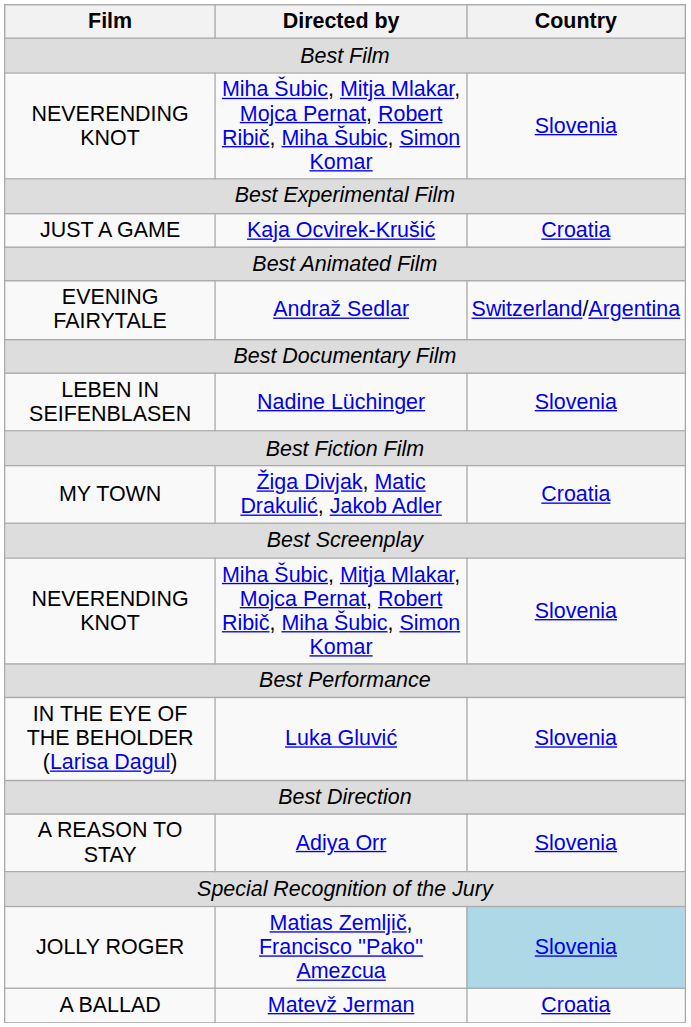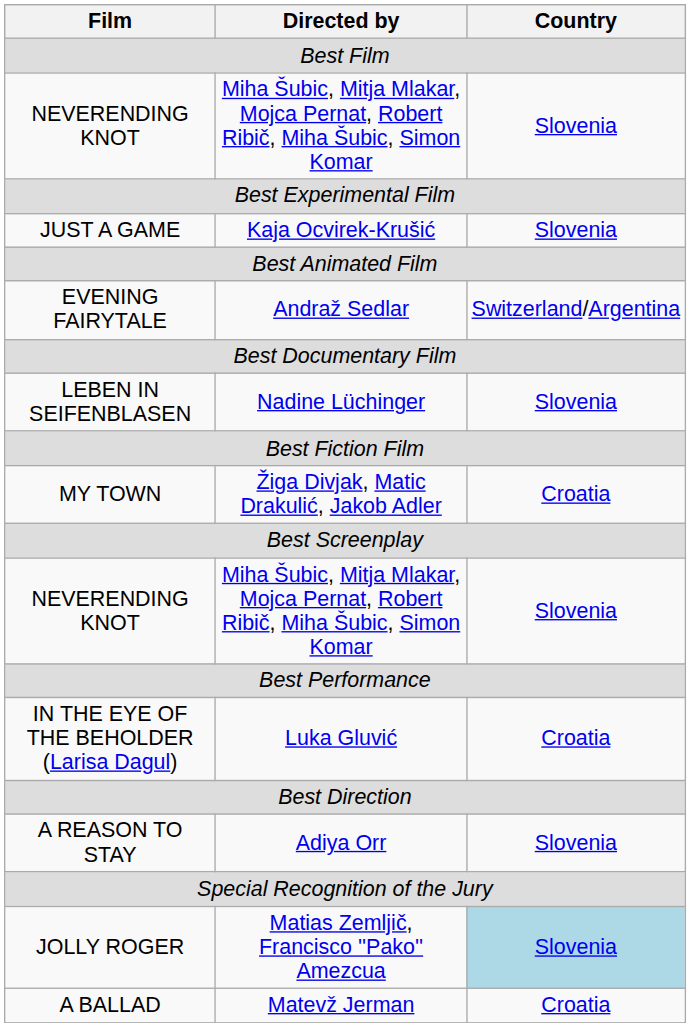(576, 229) Croatia -> (576, 229) Slovenia
(576, 738) Slovenia -> (576, 738) Croatia
